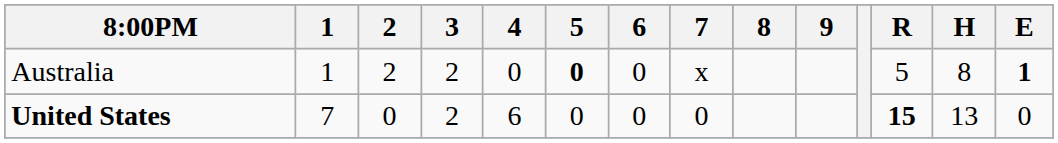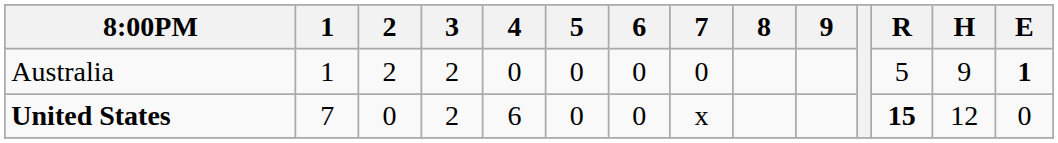(577, 71) bold -> (577, 71) normal
(702, 71) x -> (702, 71) 0
(964, 71) 8 -> (964, 71) 9
(702, 115) 0 -> (702, 115) x
(964, 115) 13 -> (964, 115) 12
